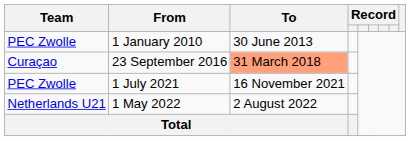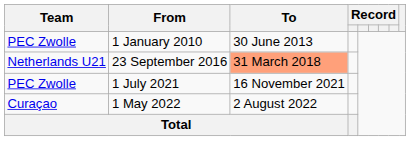(32, 62) Curaçao -> (57, 62) Netherlands U21
(57, 104) Netherlands U21 -> (32, 104) Curaçao
